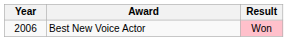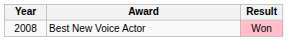(26, 28) 2006 -> (26, 28) 2008
